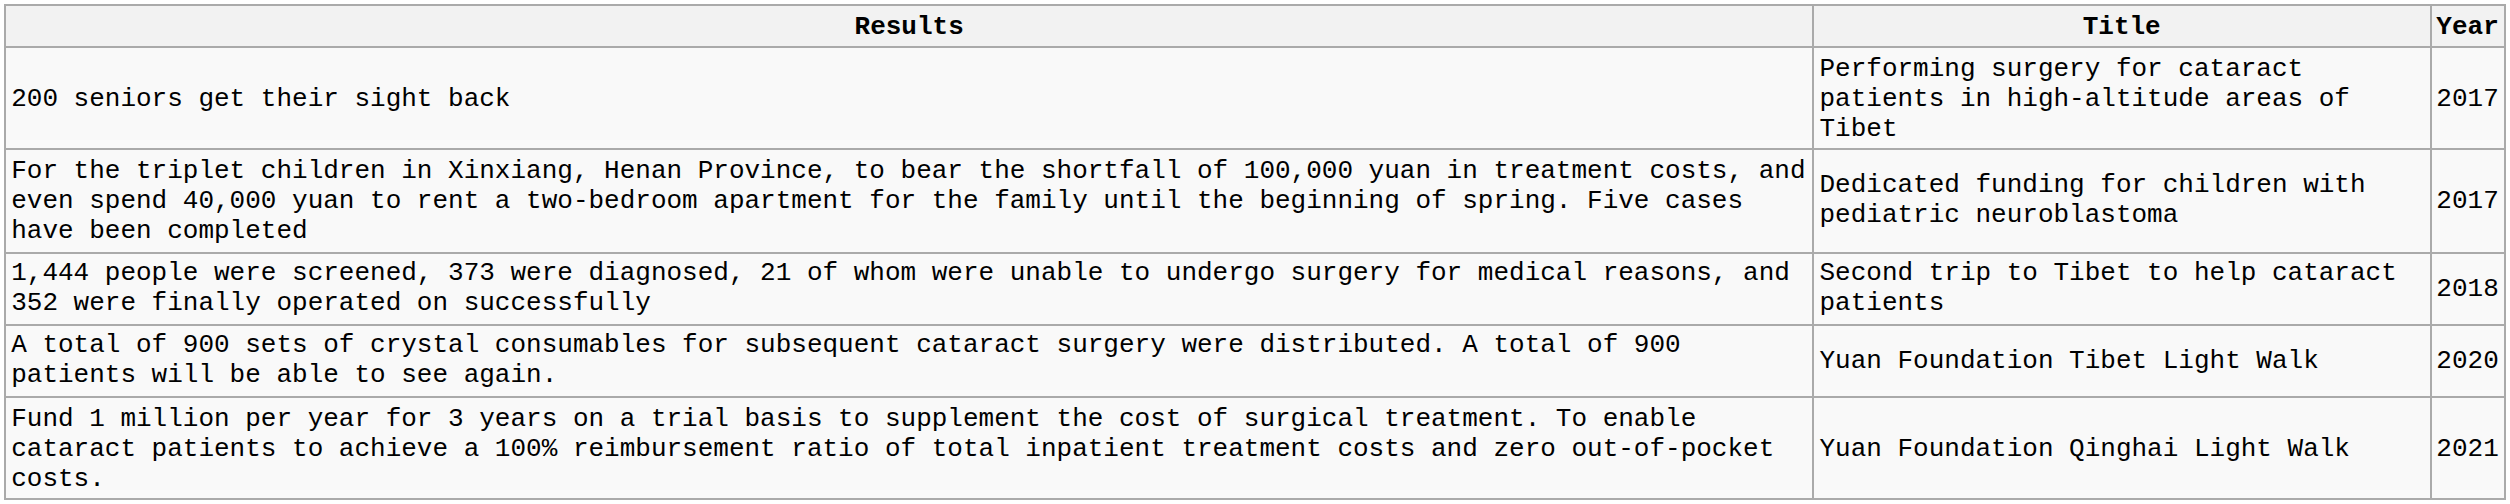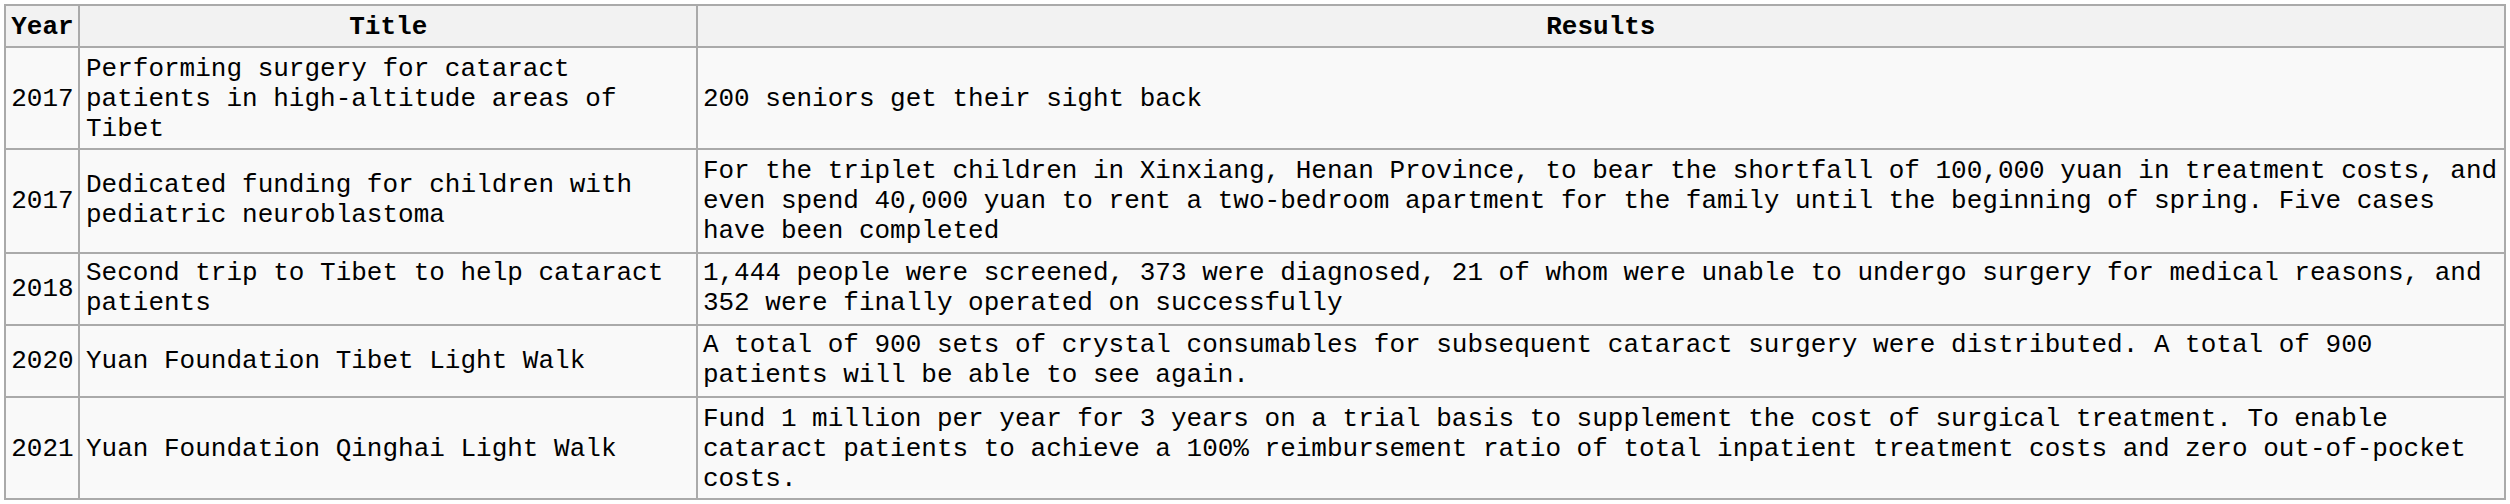columns swapped: (2468, 26) <-> (909, 26)
